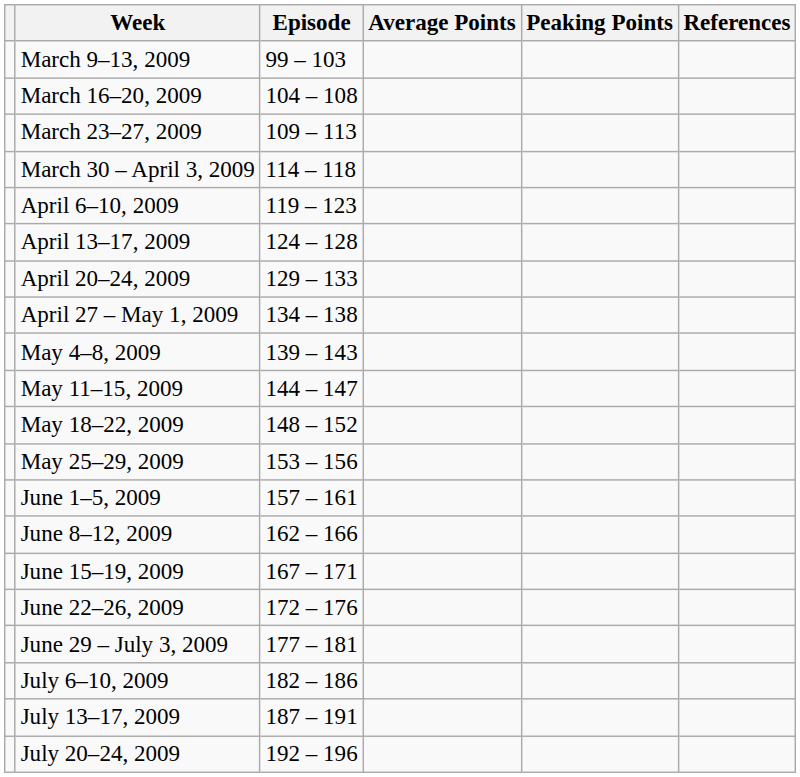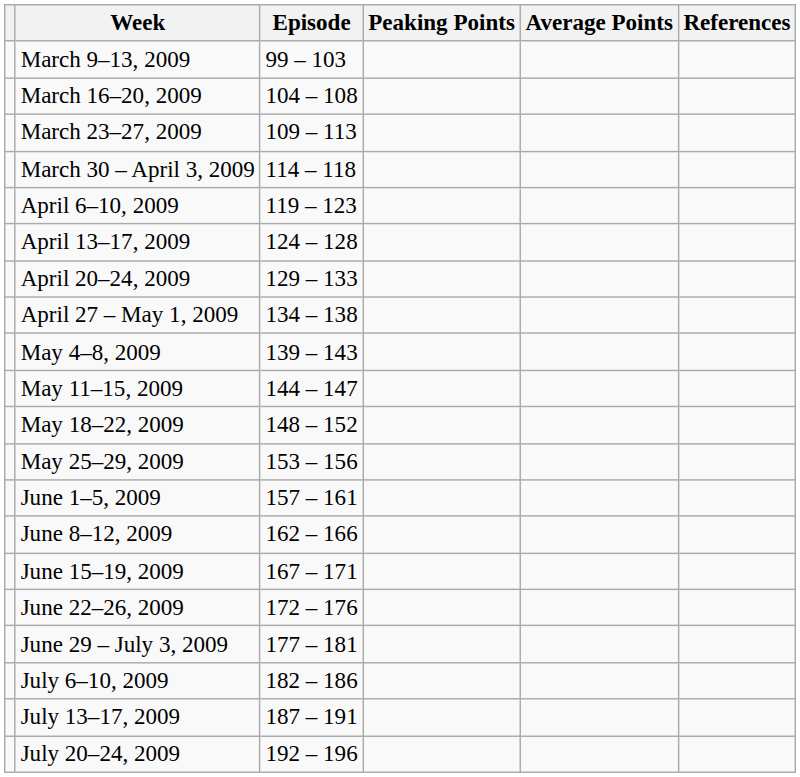columns swapped: (442, 22) <-> (600, 22)
